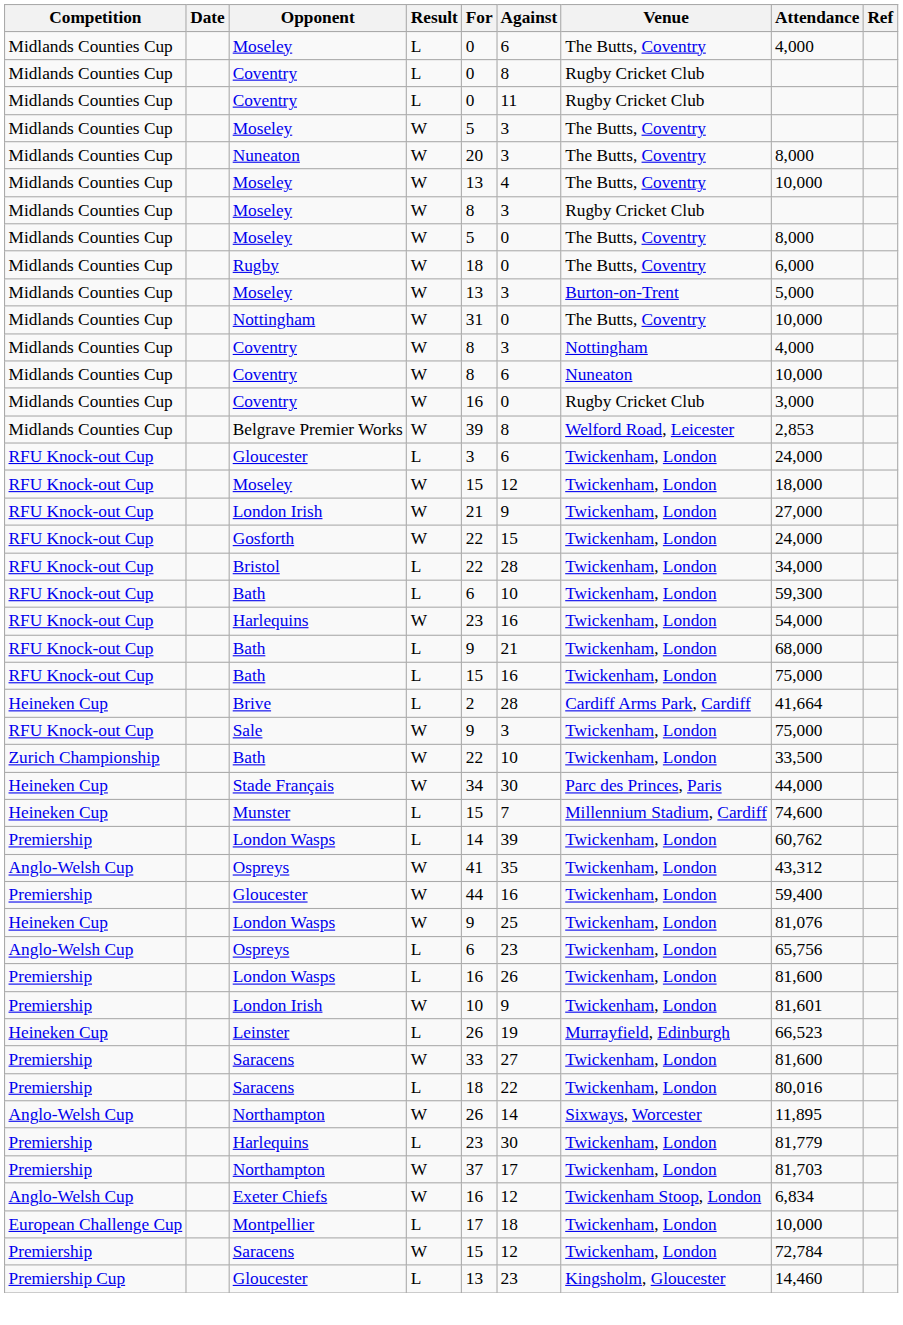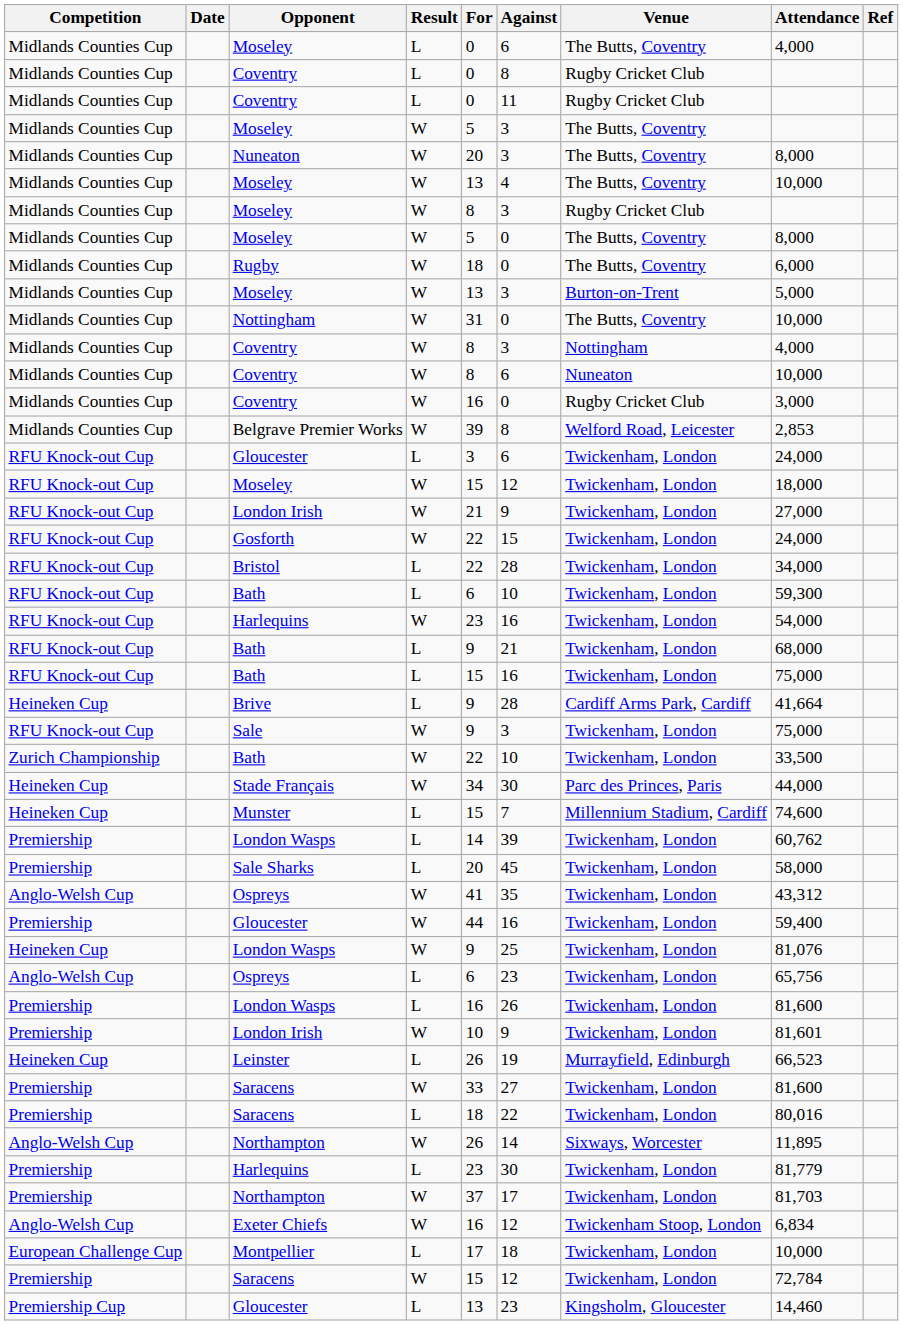(470, 703) 2 -> (470, 703) 9
+ row: (50, 867)
